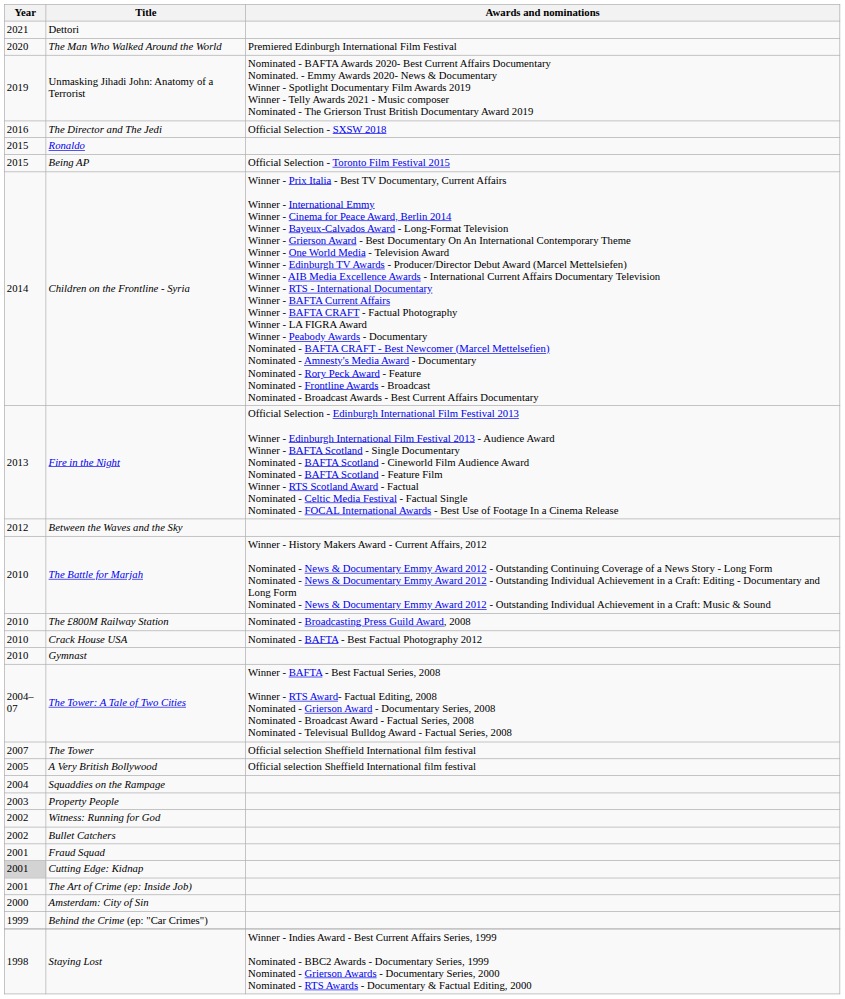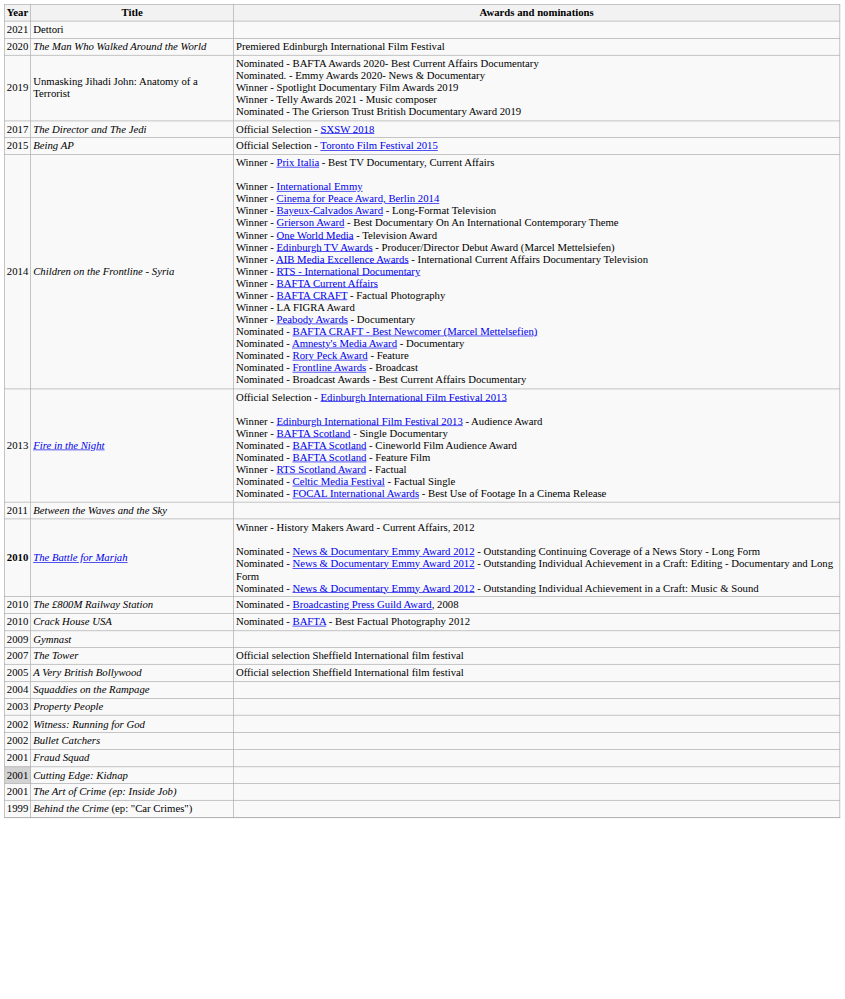(18, 129) 2016 -> (18, 129) 2017
- row: (67, 146)
(18, 527) 2012 -> (17, 510) 2011
(18, 574) normal -> (18, 557) bold
(18, 656) 2010 -> (18, 639) 2009
- row: (117, 703)
- row: (99, 903)
- row: (75, 961)
